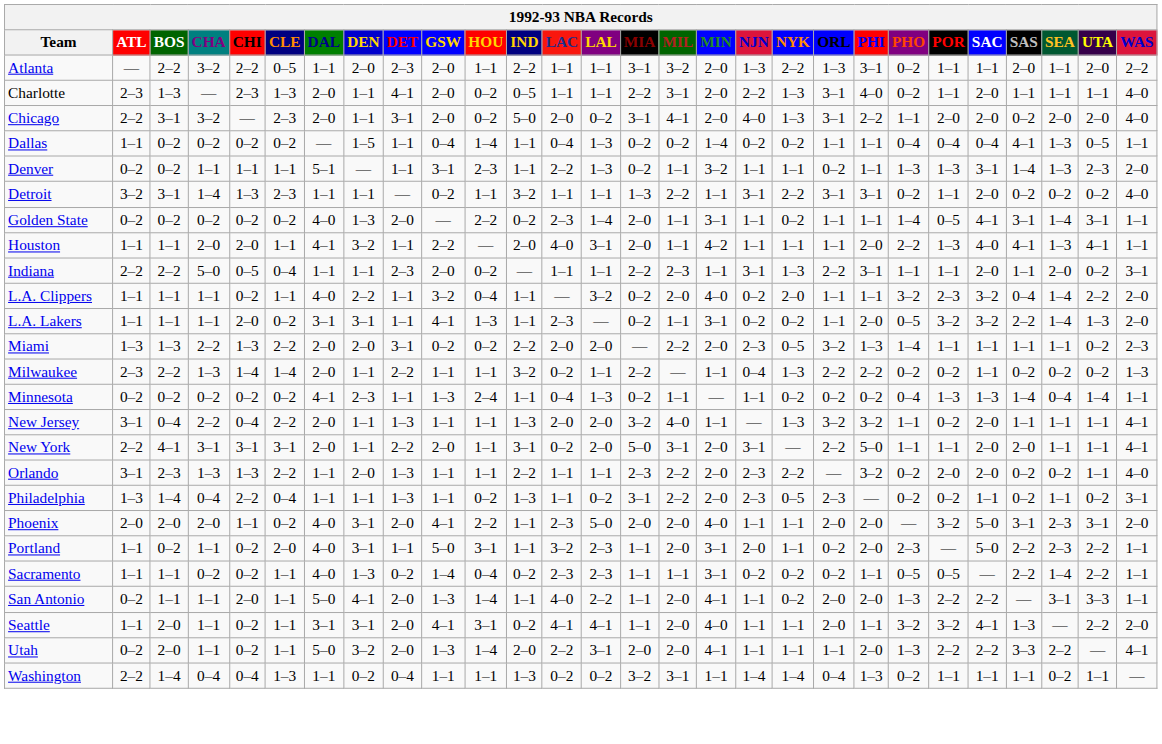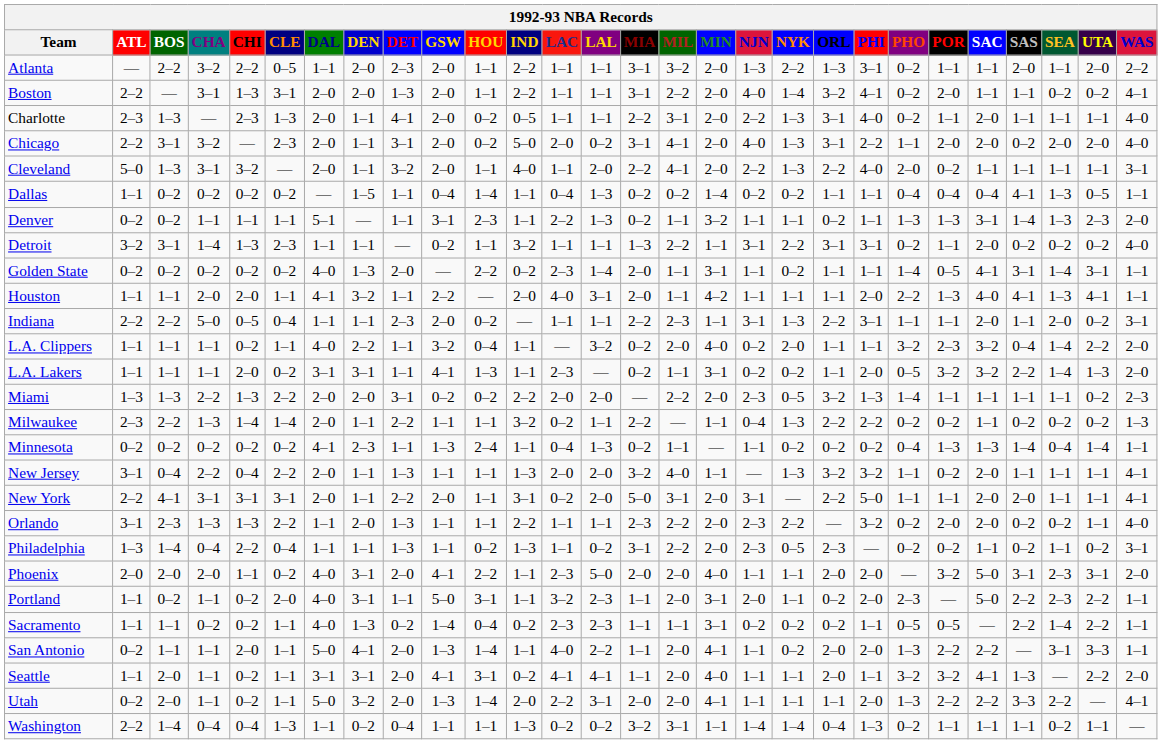+ row: (30, 93)
+ row: (39, 169)
